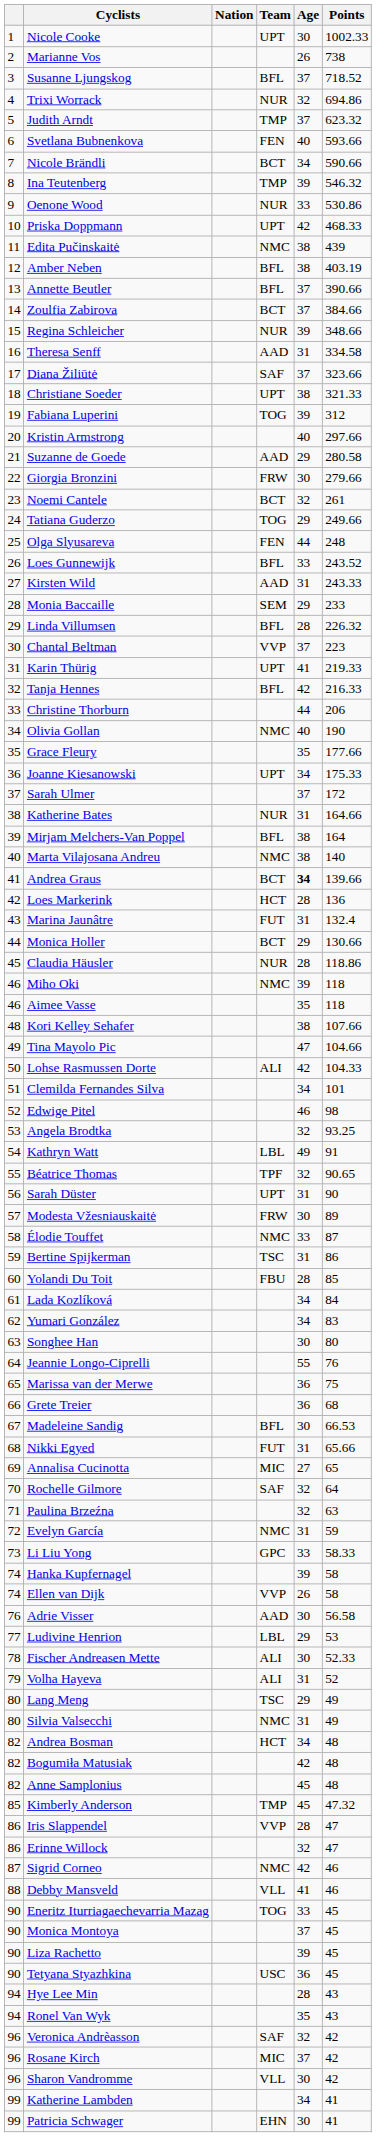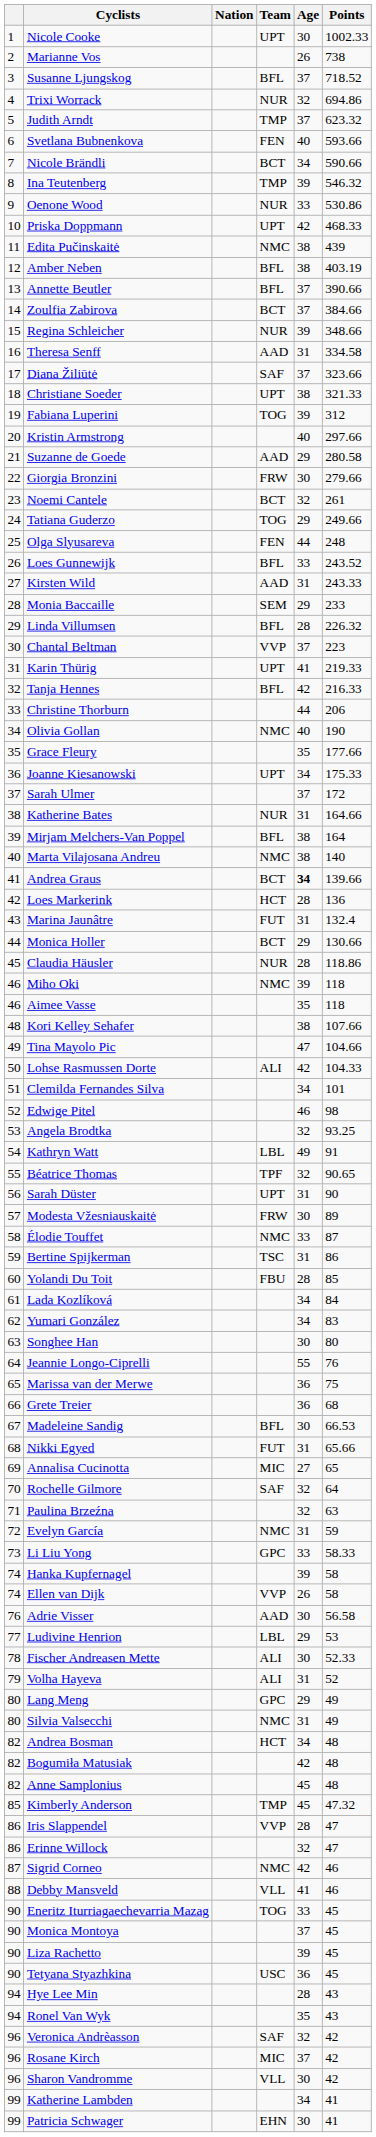(272, 1699) TSC -> (273, 1699) GPC
